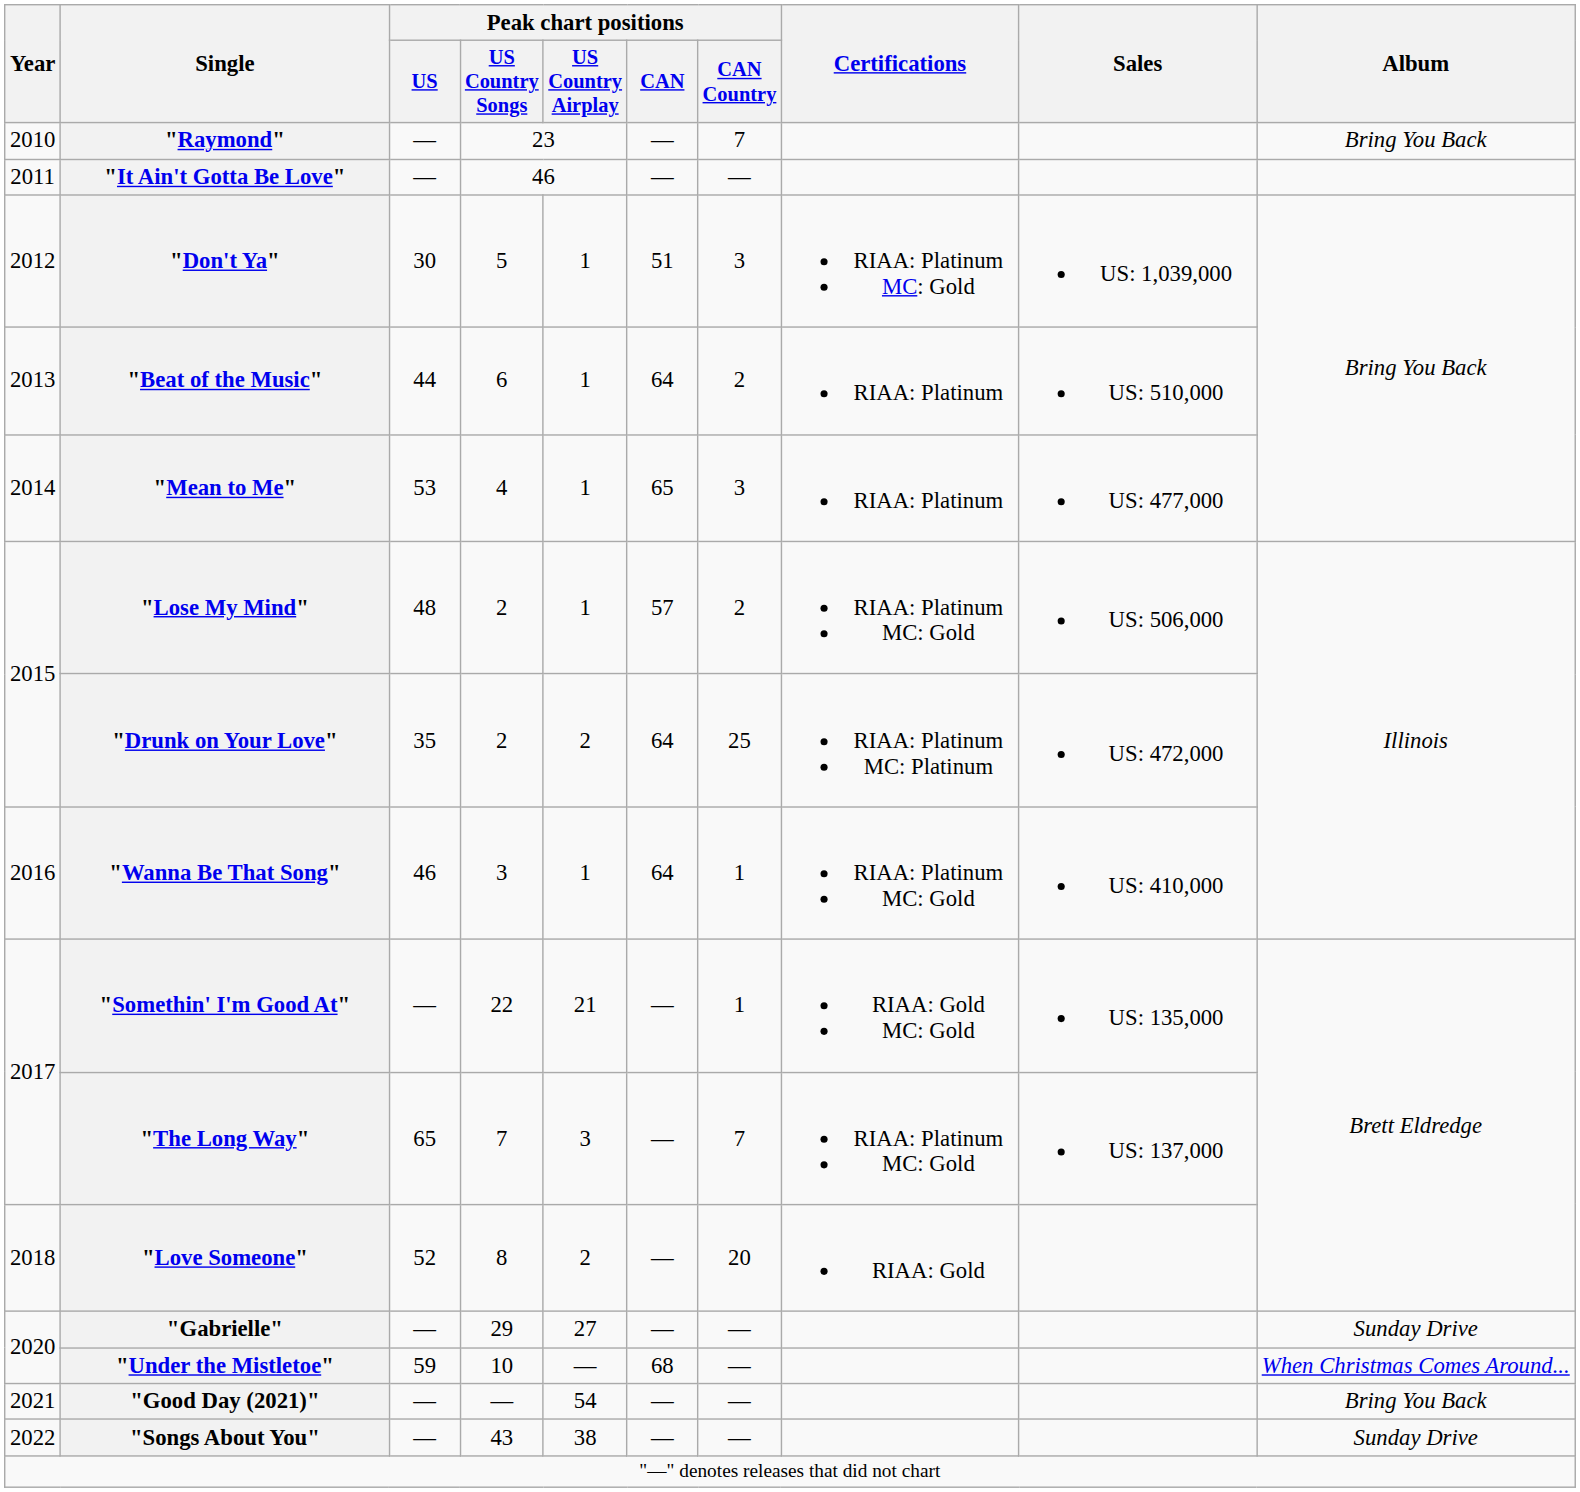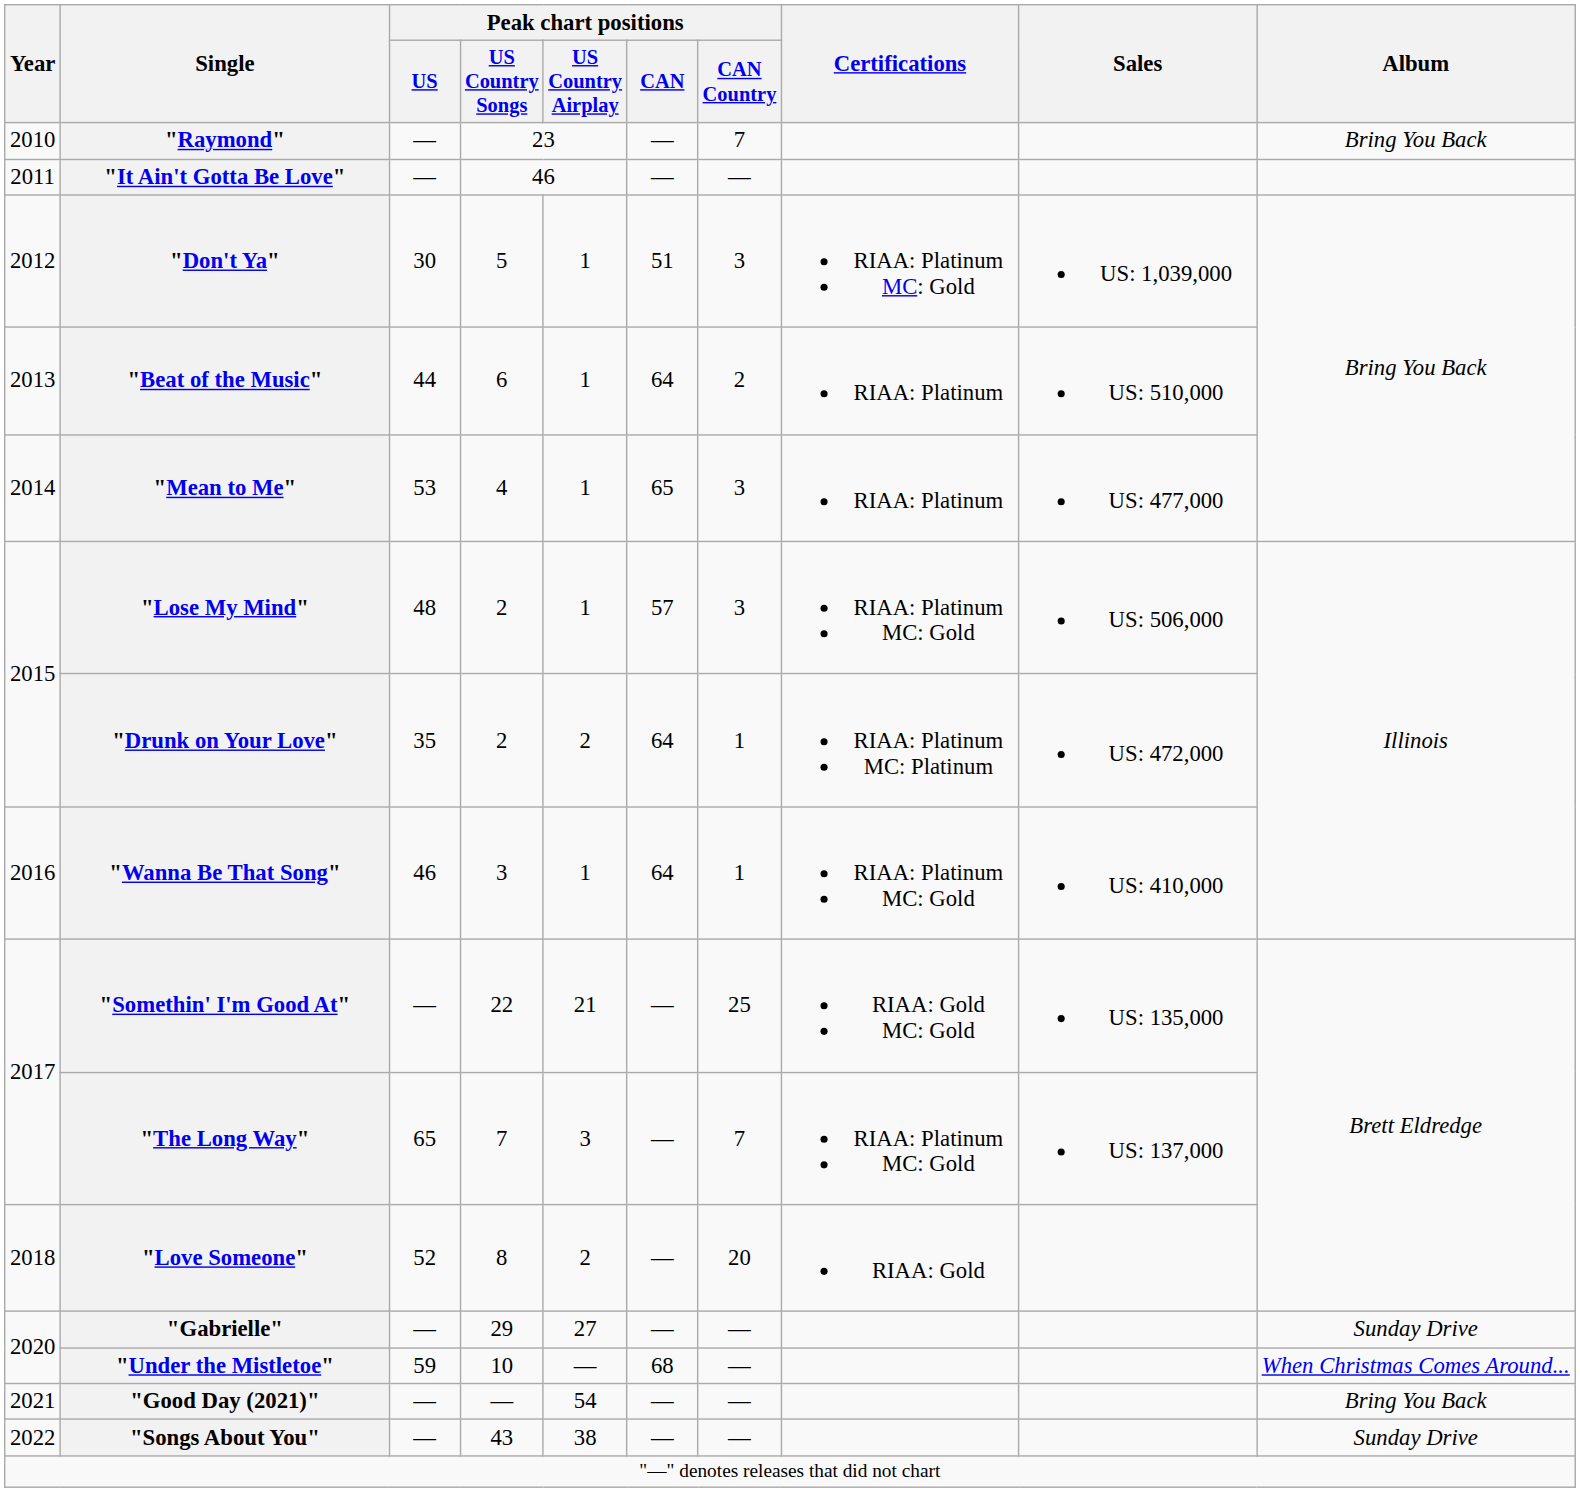(739, 607) 2 -> (739, 607) 3
(739, 740) 25 -> (739, 740) 1
(739, 1005) 1 -> (739, 1005) 25
